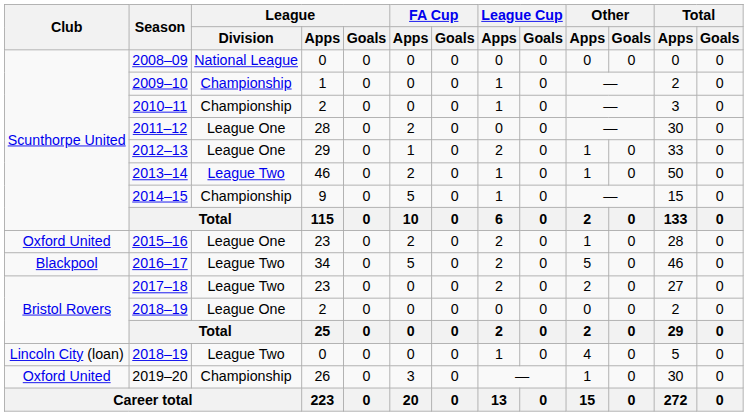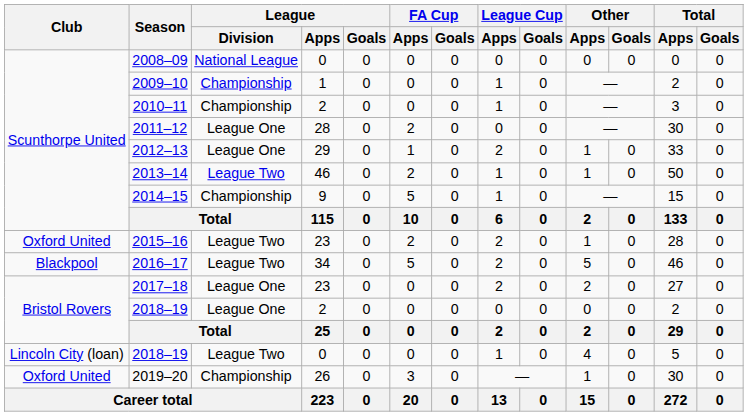(246, 241) League One -> (246, 241) League Two
(246, 286) League Two -> (246, 286) League One
